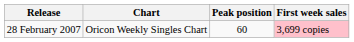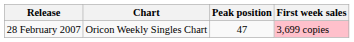(242, 29) 60 -> (242, 29) 47
